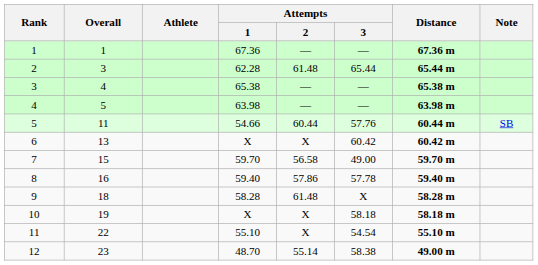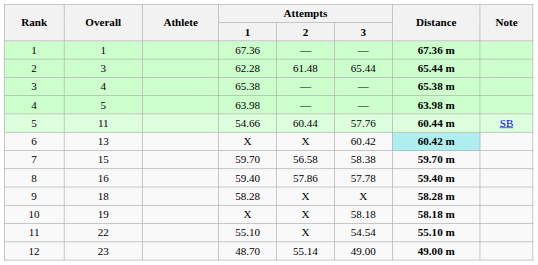(436, 141) no background -> (436, 141) paleturquoise background
(363, 159) 49.00 -> (363, 159) 58.38
(305, 196) 61.48 -> (305, 196) X
(363, 251) 58.38 -> (363, 251) 49.00
